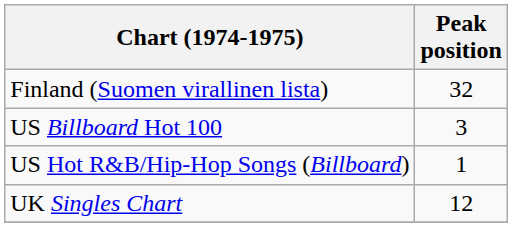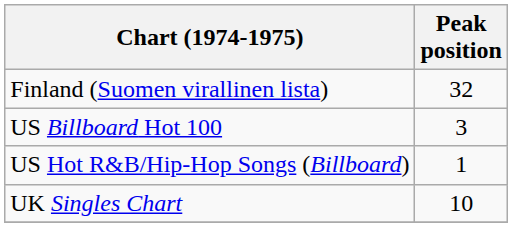(461, 202) 12 -> (461, 202) 10
